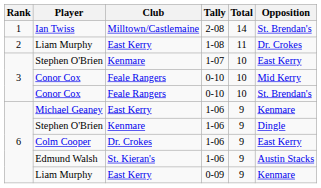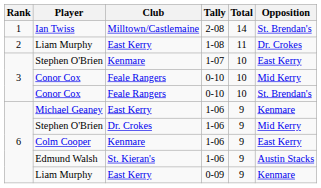(126, 126) Kenmare -> (130, 126) Dr. Crokes
(271, 126) Dingle -> (279, 126) Mid Kerry
(130, 142) Dr. Crokes -> (126, 142) Kenmare
